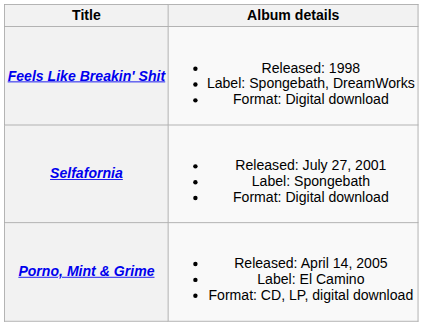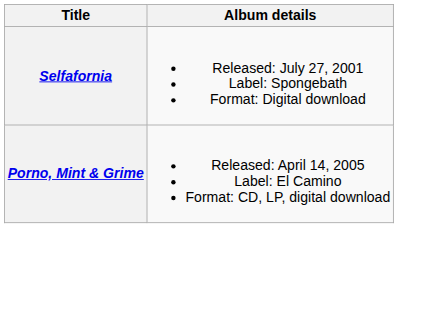- row: (86, 75)
